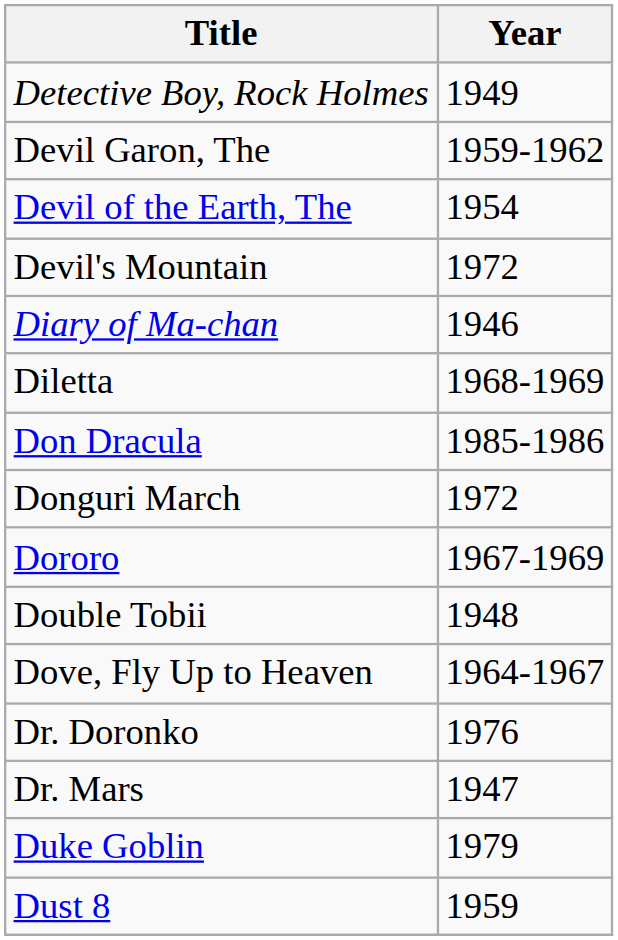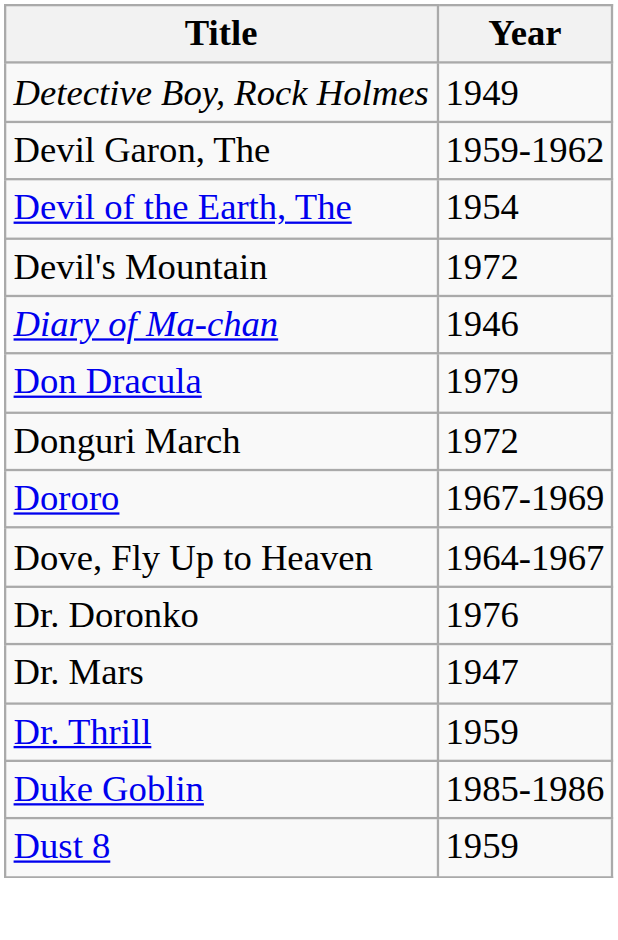- row: (63, 382)
(525, 440) 1985-1986 -> (482, 382) 1979
- row: (110, 614)
+ row: (82, 730)
(482, 847) 1979 -> (525, 788) 1985-1986
